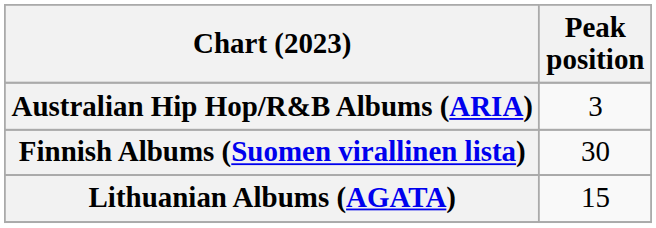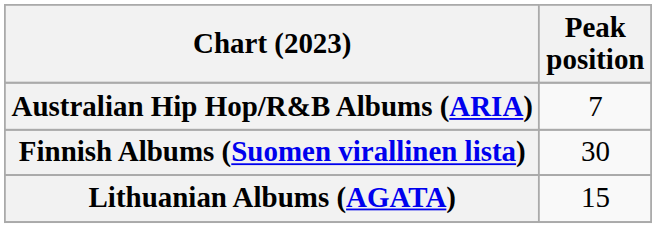(595, 105) 3 -> (595, 105) 7
